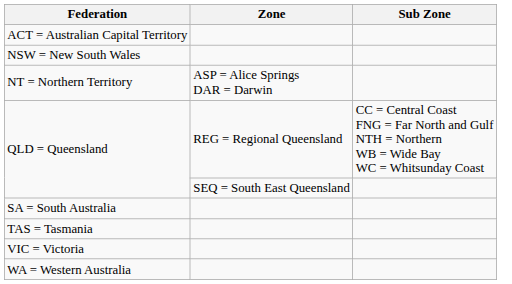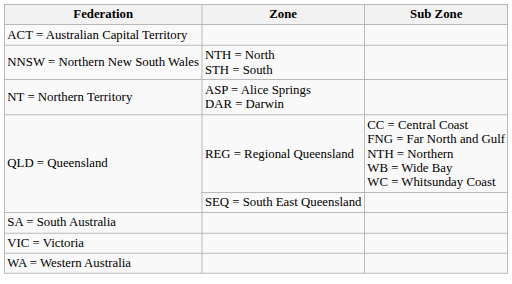- row: (74, 55)
+ row: (103, 62)
- row: (50, 228)
